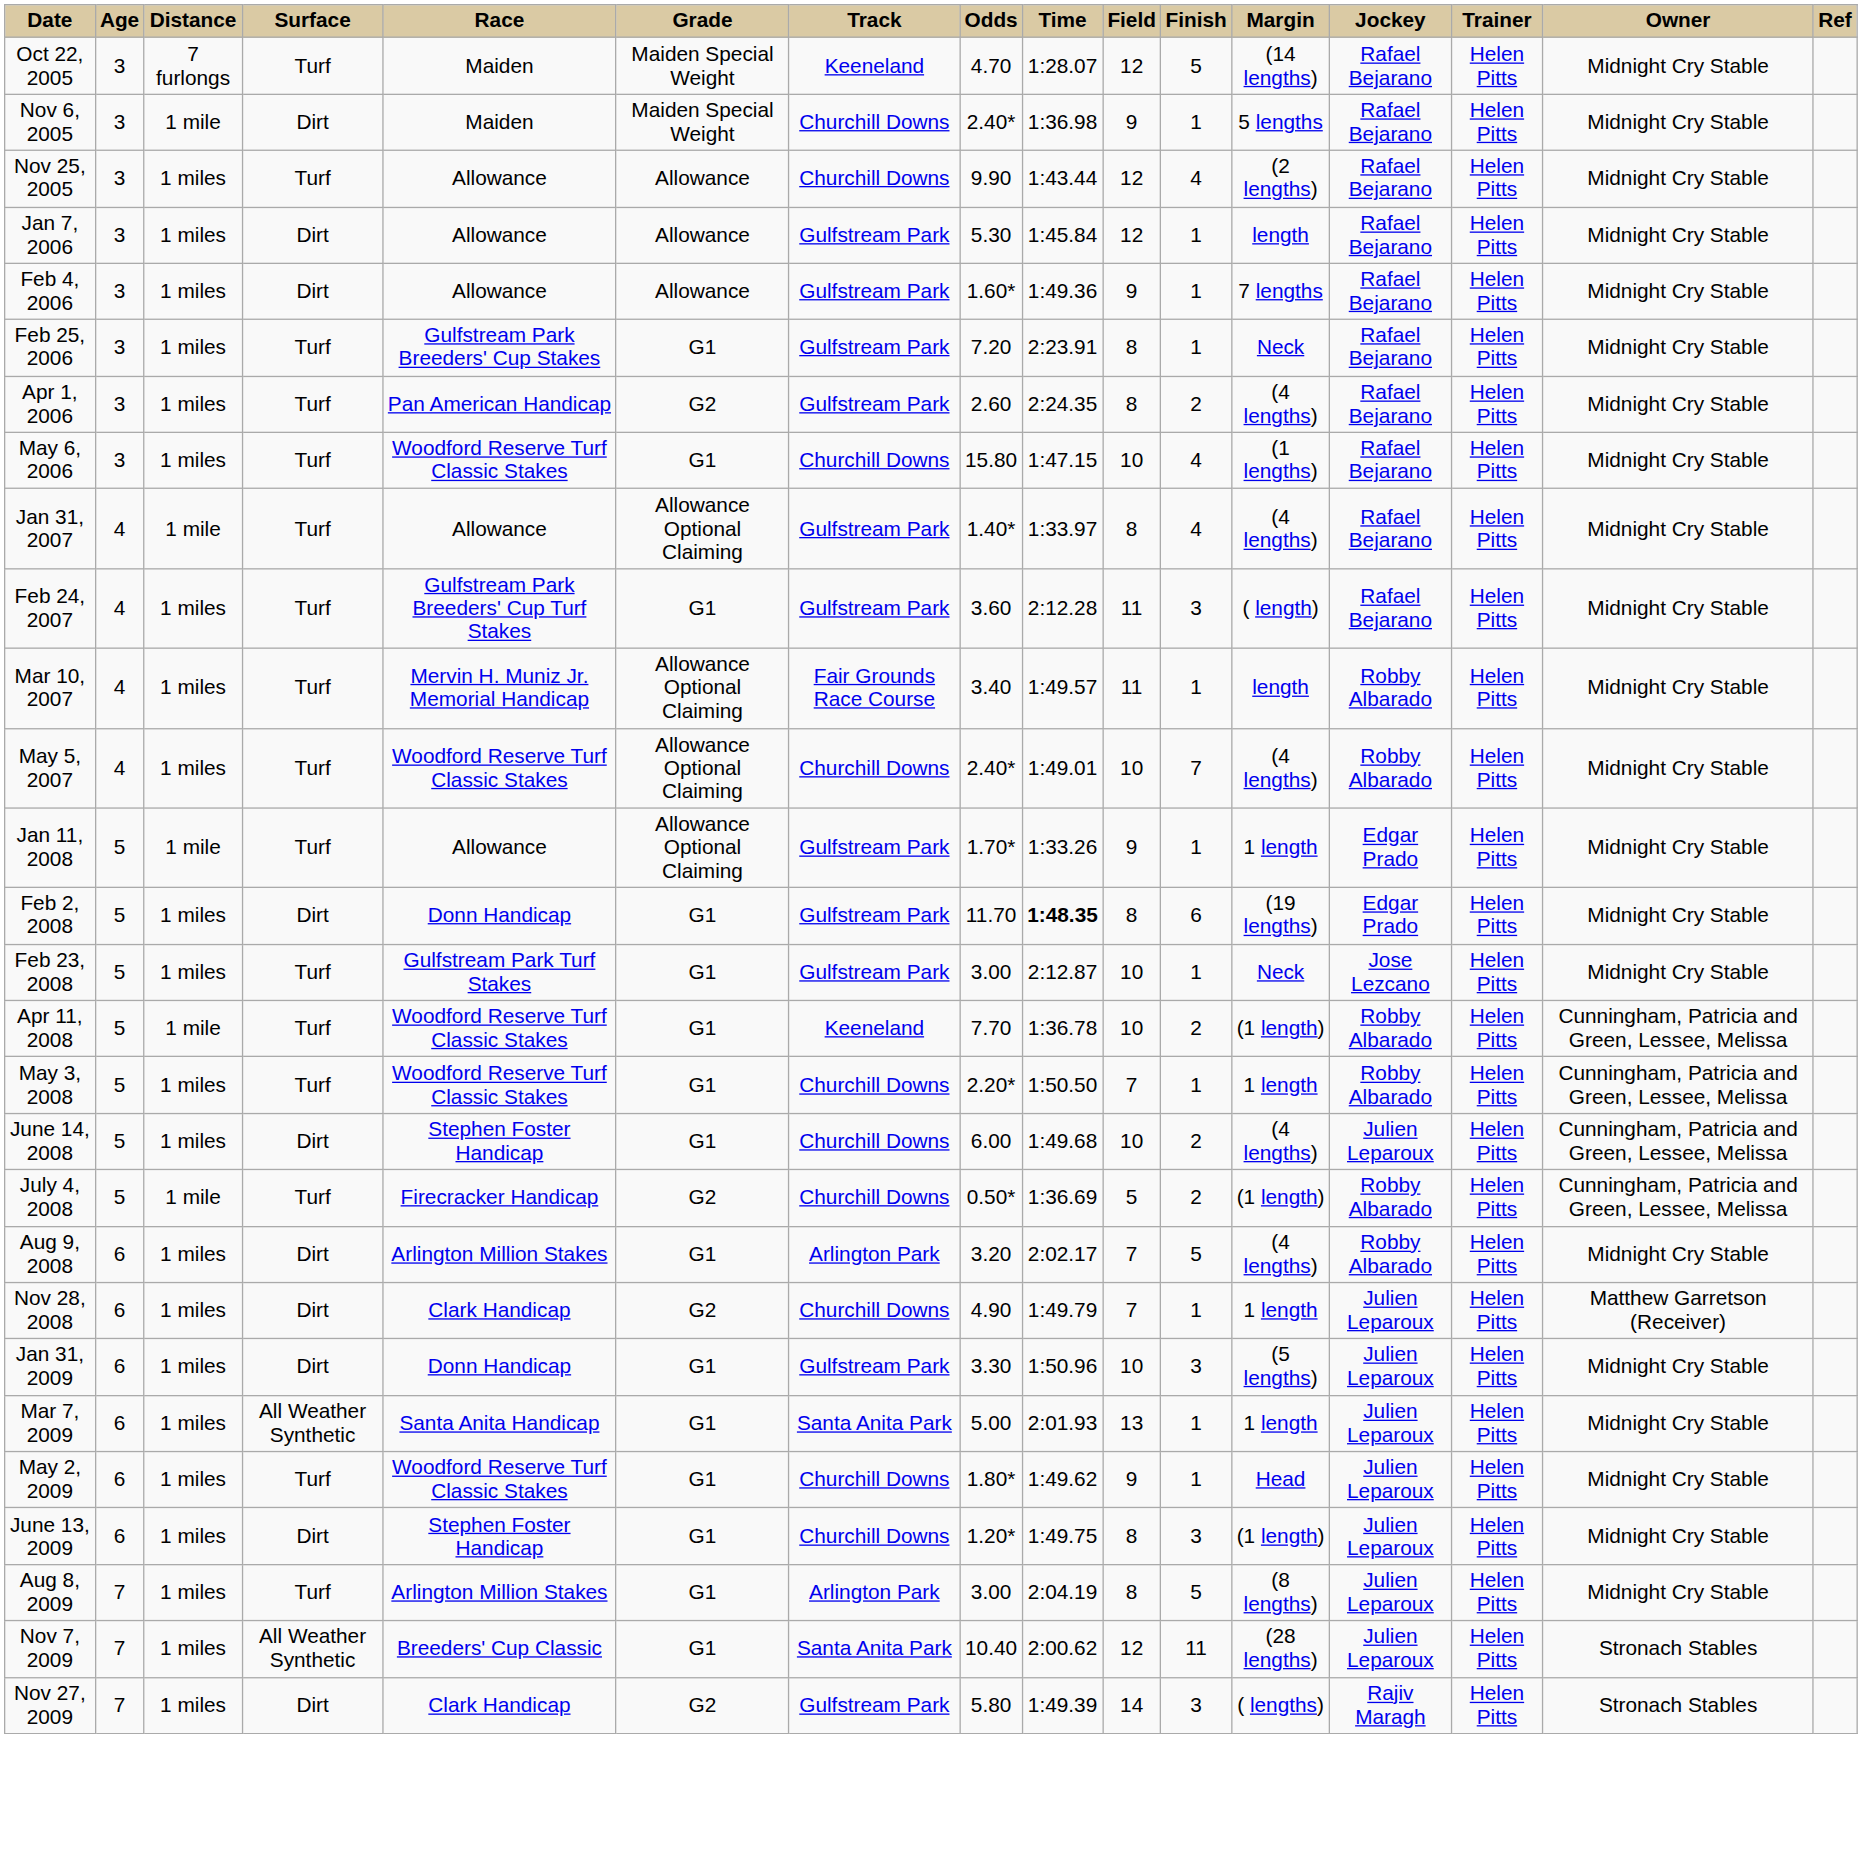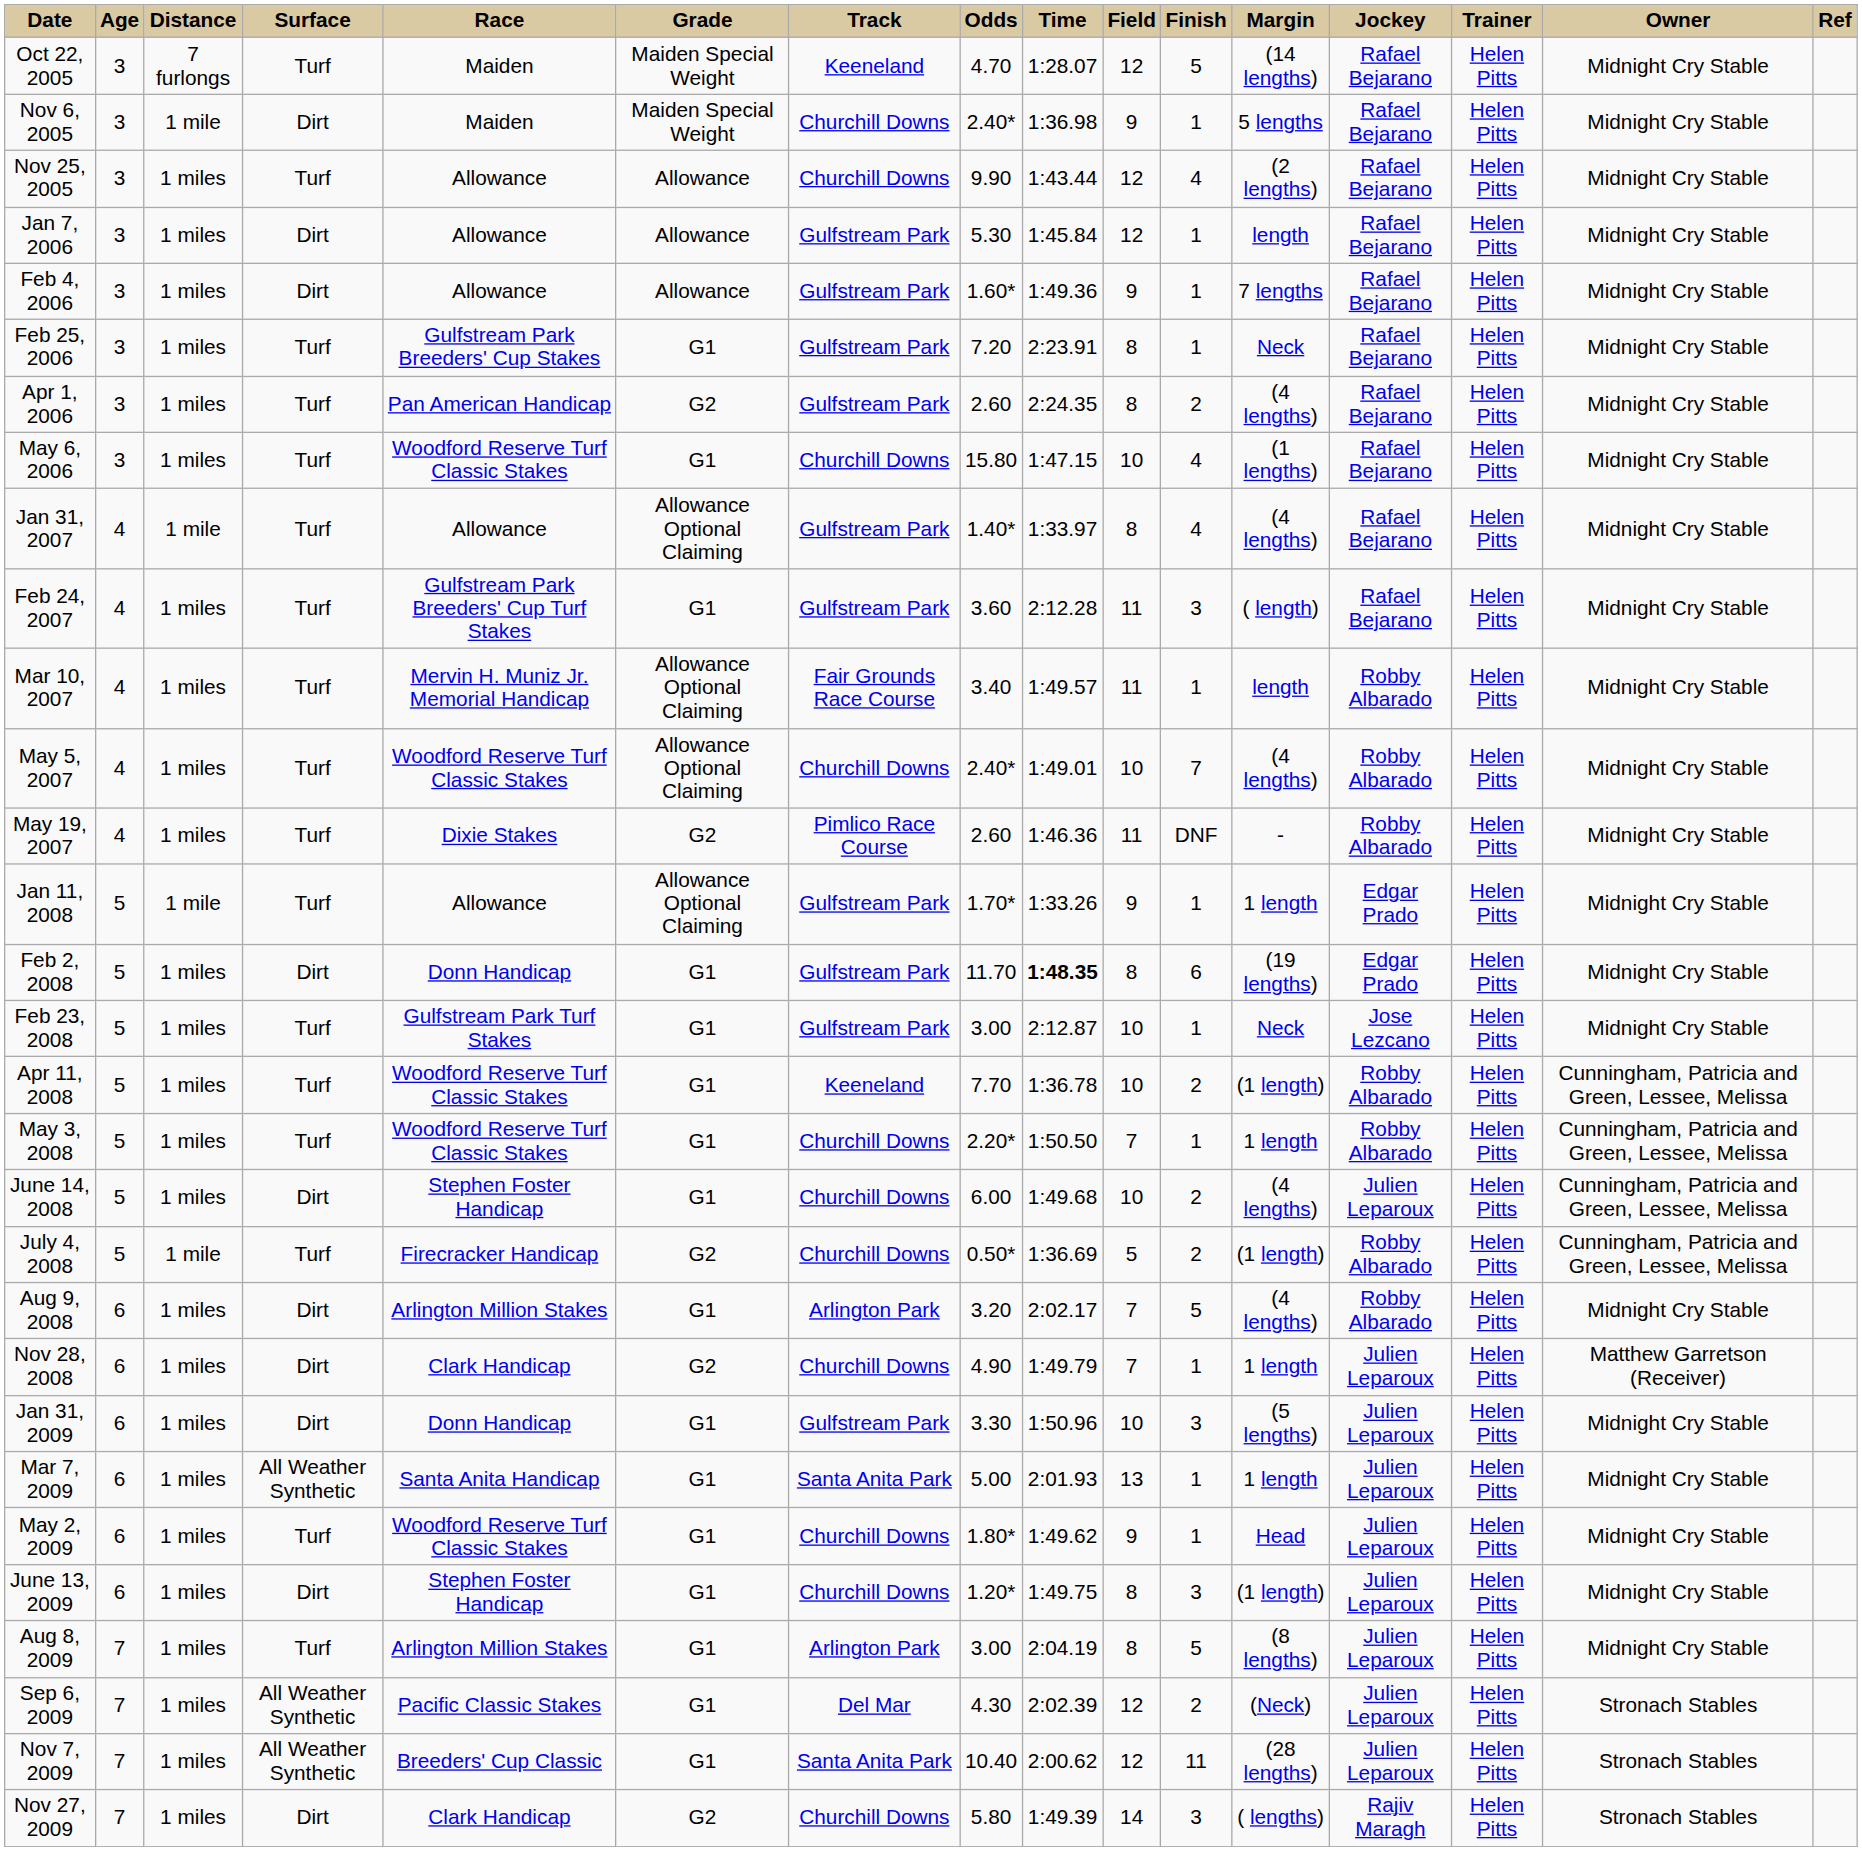+ row: (50, 835)
(193, 1028) 1 mile -> (193, 1084) 1 miles
+ row: (50, 1705)
(874, 1705) Gulfstream Park -> (874, 1817) Churchill Downs
